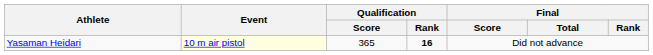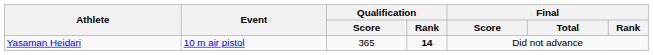(214, 43) lightyellow background -> (214, 43) no background
(427, 43) 16 -> (427, 43) 14
